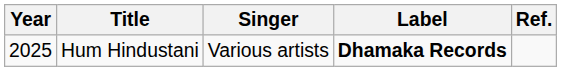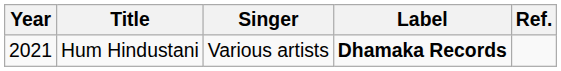(31, 50) 2025 -> (31, 50) 2021
